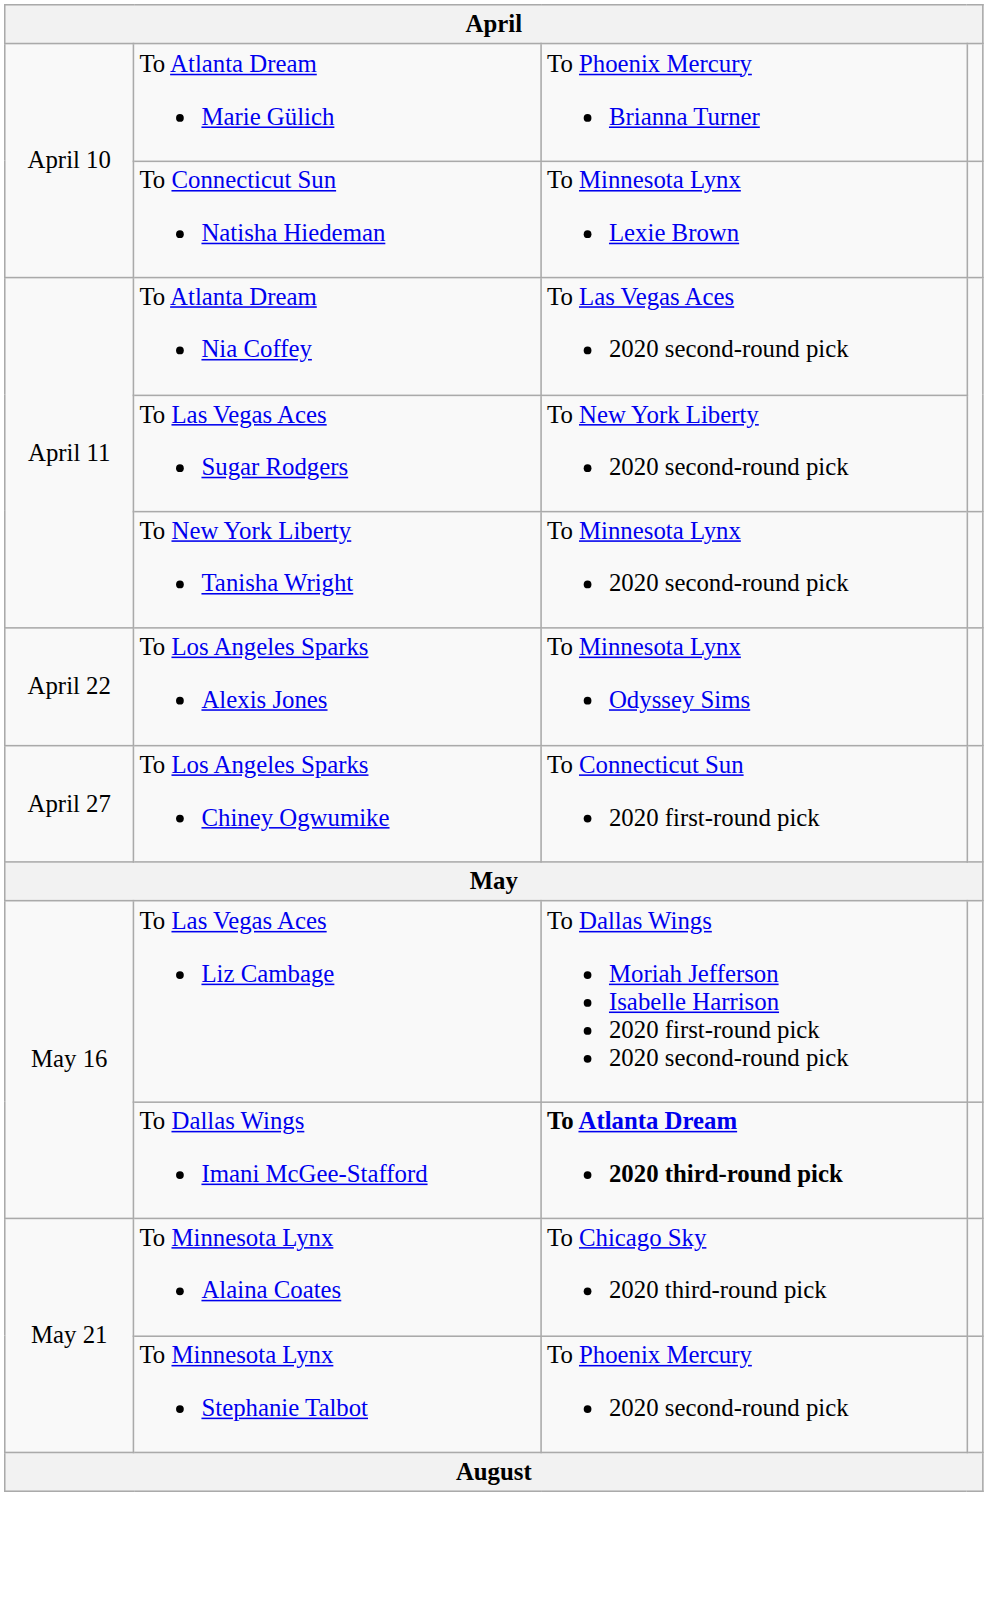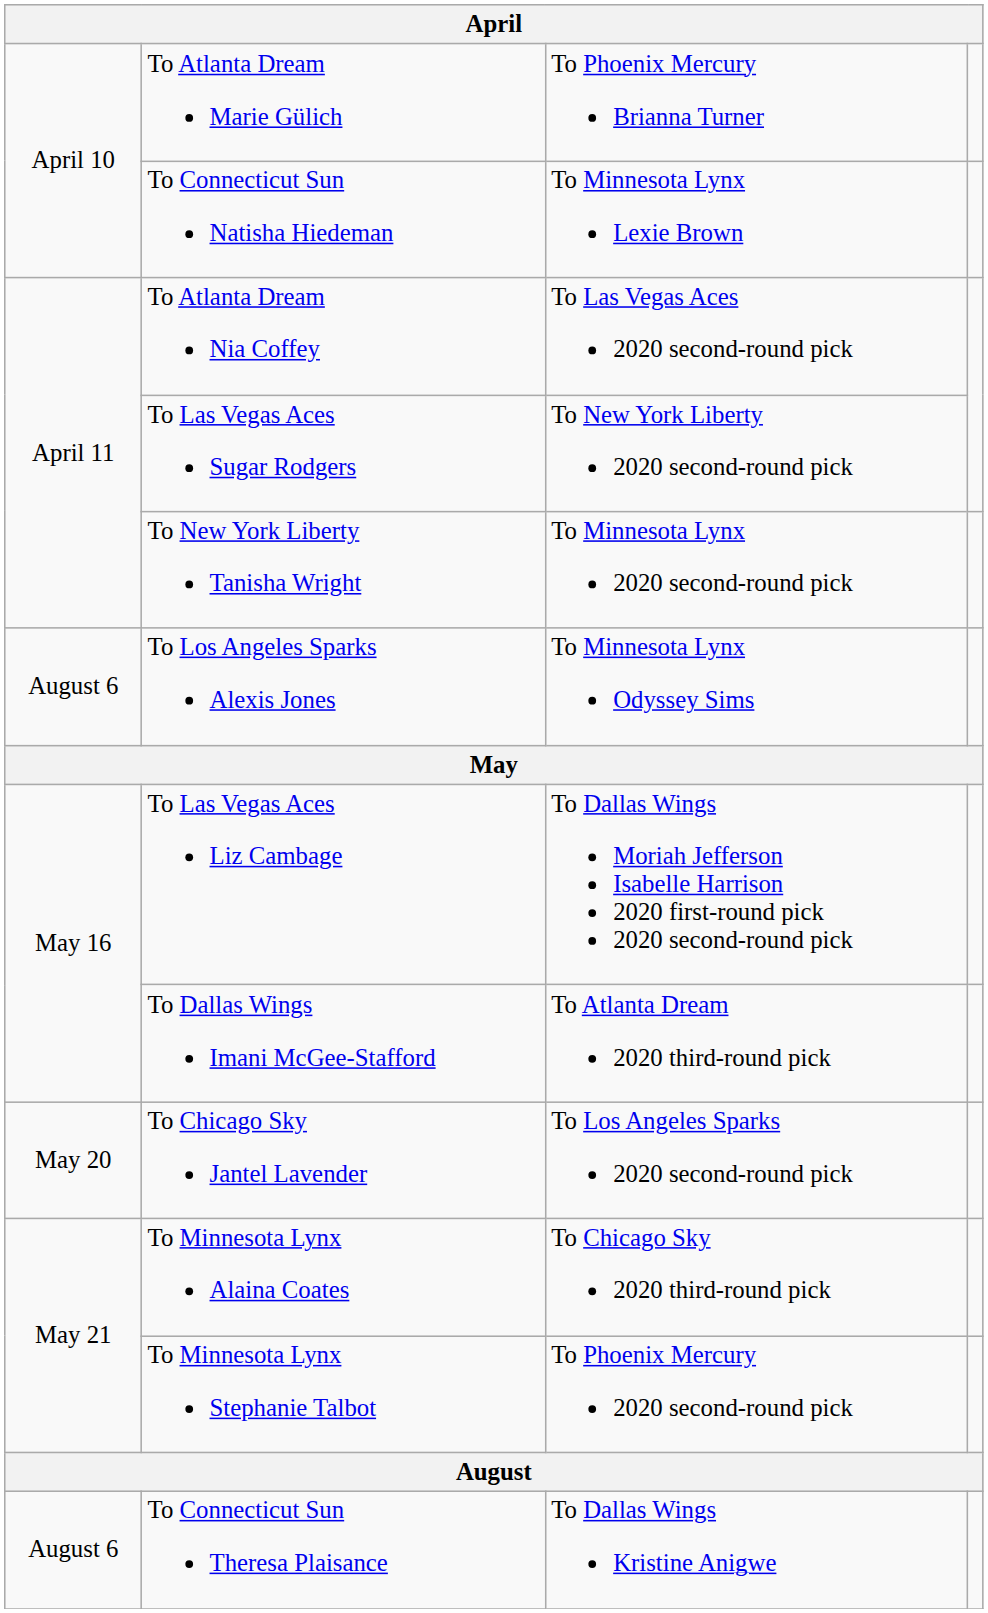(69, 686) April 22 -> (73, 686) August 6
- row: (337, 791)
(754, 1148) bold -> (756, 1031) normal
+ row: (344, 1148)
+ row: (344, 1538)
